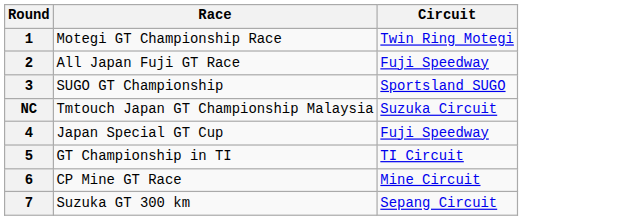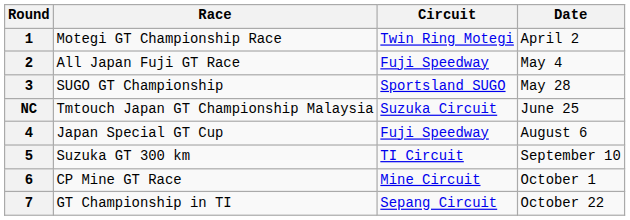+ column: (571, 16)
(144, 156) GT Championship in TI -> (123, 156) Suzuka GT 300 km
(123, 203) Suzuka GT 300 km -> (144, 203) GT Championship in TI
